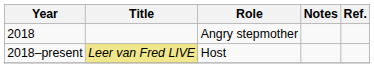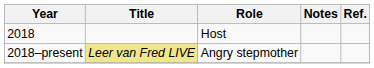(249, 33) Angry stepmother -> (213, 33) Host
(213, 53) Host -> (249, 53) Angry stepmother
